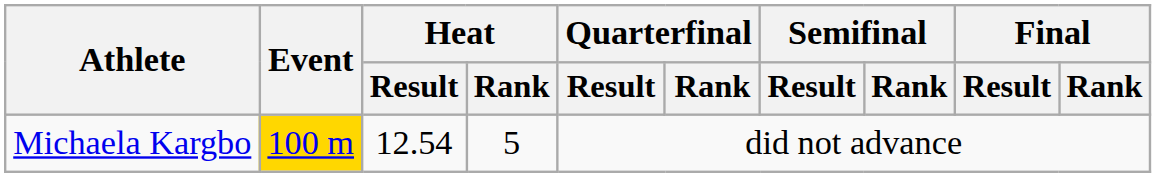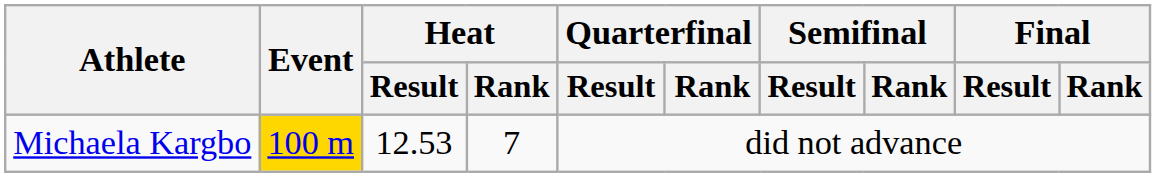(414, 143) 12.54 -> (414, 143) 12.53
(512, 143) 5 -> (512, 143) 7
